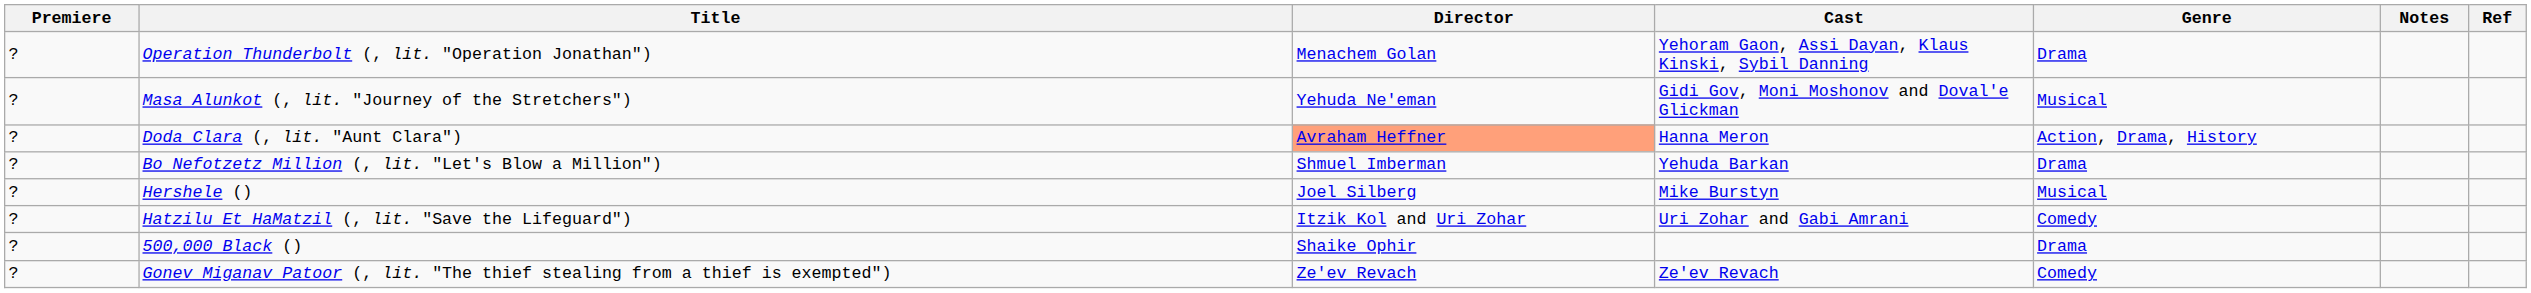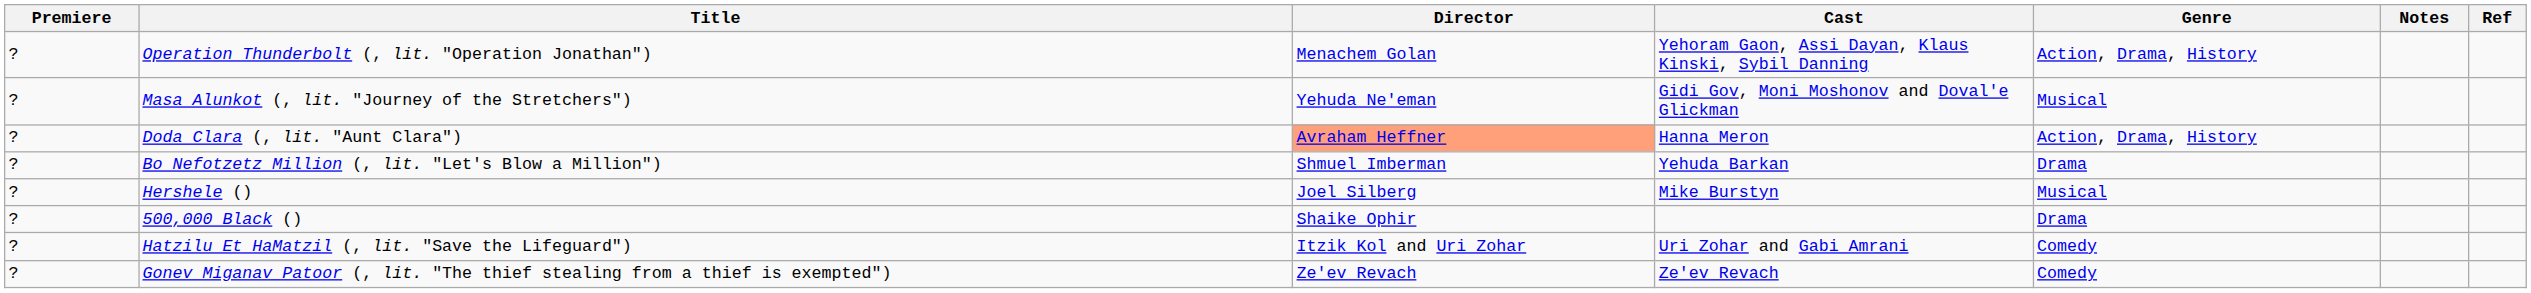(2062, 55) Drama -> (2147, 55) Action, Drama, History
rows swapped: (222, 246) <-> (387, 219)
